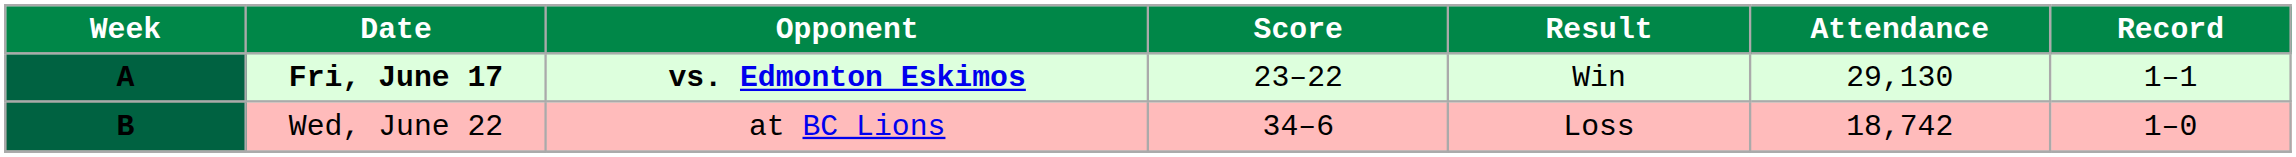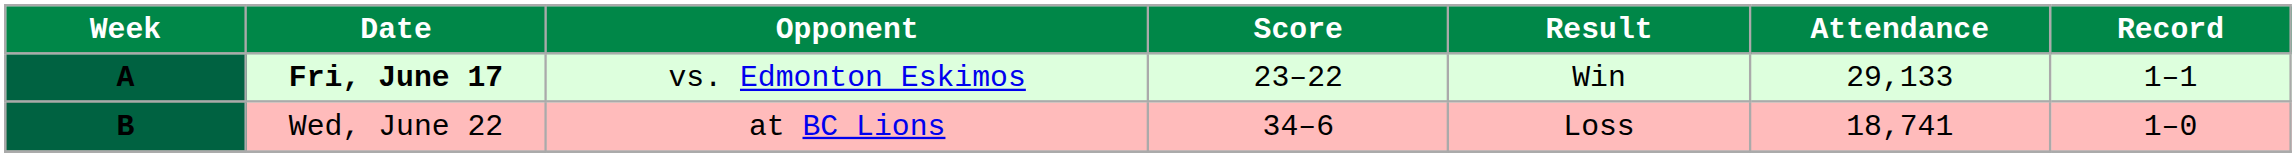(847, 78) bold -> (847, 78) normal
(1900, 78) 29,130 -> (1900, 78) 29,133
(1900, 126) 18,742 -> (1900, 126) 18,741
